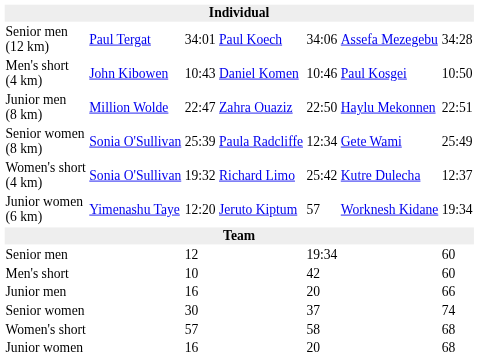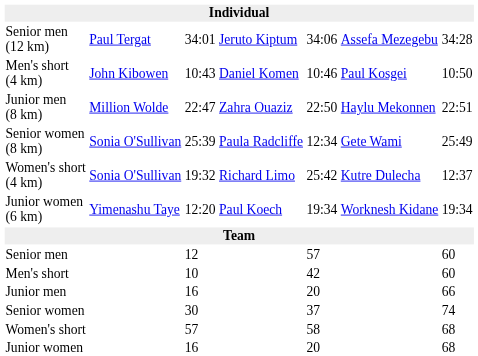(251, 39) Paul Koech -> (258, 39) Jeruto Kiptum
(258, 209) Jeruto Kiptum -> (251, 209) Paul Koech
(313, 209) 57 -> (322, 209) 19:34
(322, 254) 19:34 -> (313, 254) 57
